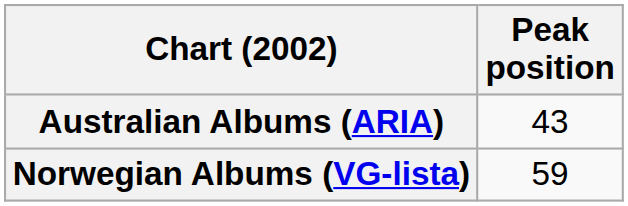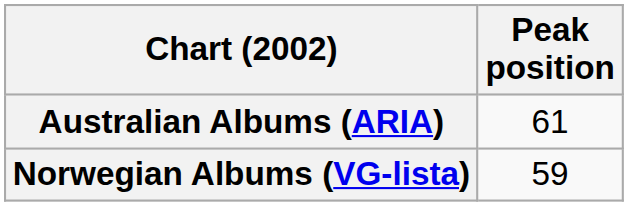(550, 121) 43 -> (550, 121) 61
